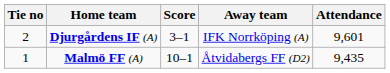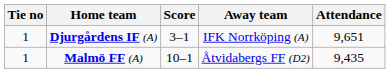(25, 36) 2 -> (25, 36) 1
(349, 36) 9,601 -> (349, 36) 9,651
